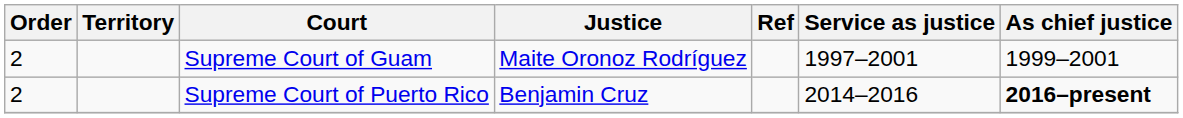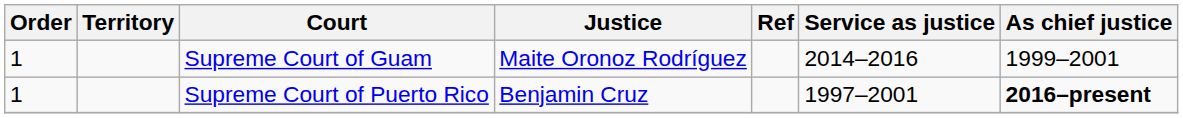(16, 58) 2 -> (16, 58) 1
(861, 58) 1997–2001 -> (861, 58) 2014–2016
(16, 94) 2 -> (16, 94) 1
(861, 94) 2014–2016 -> (861, 94) 1997–2001
